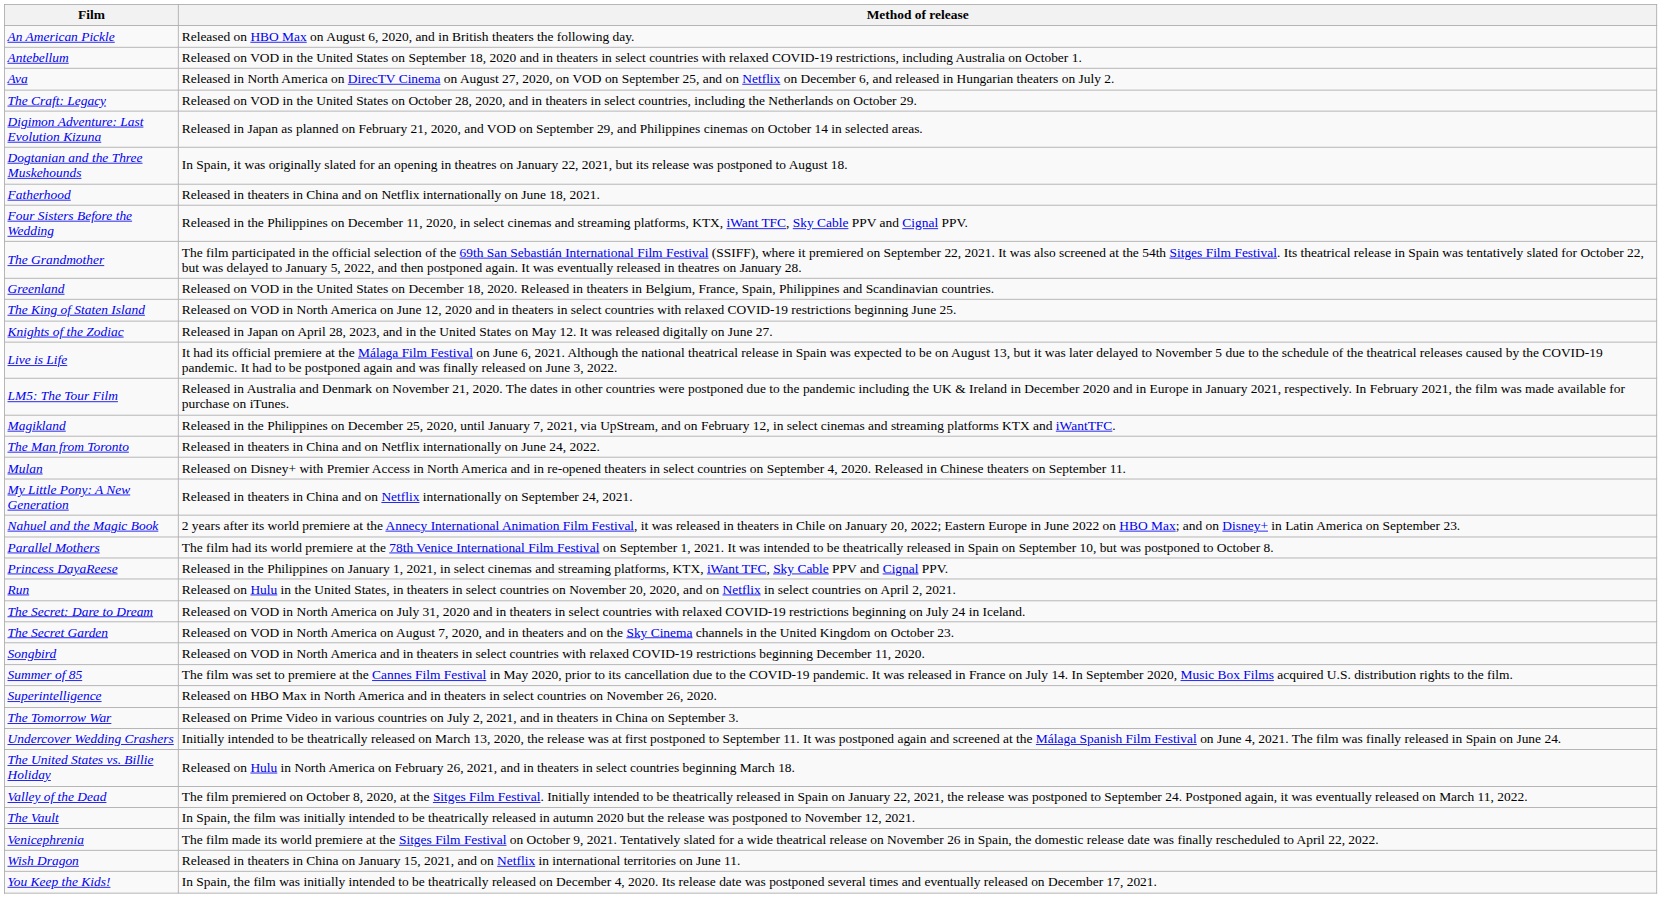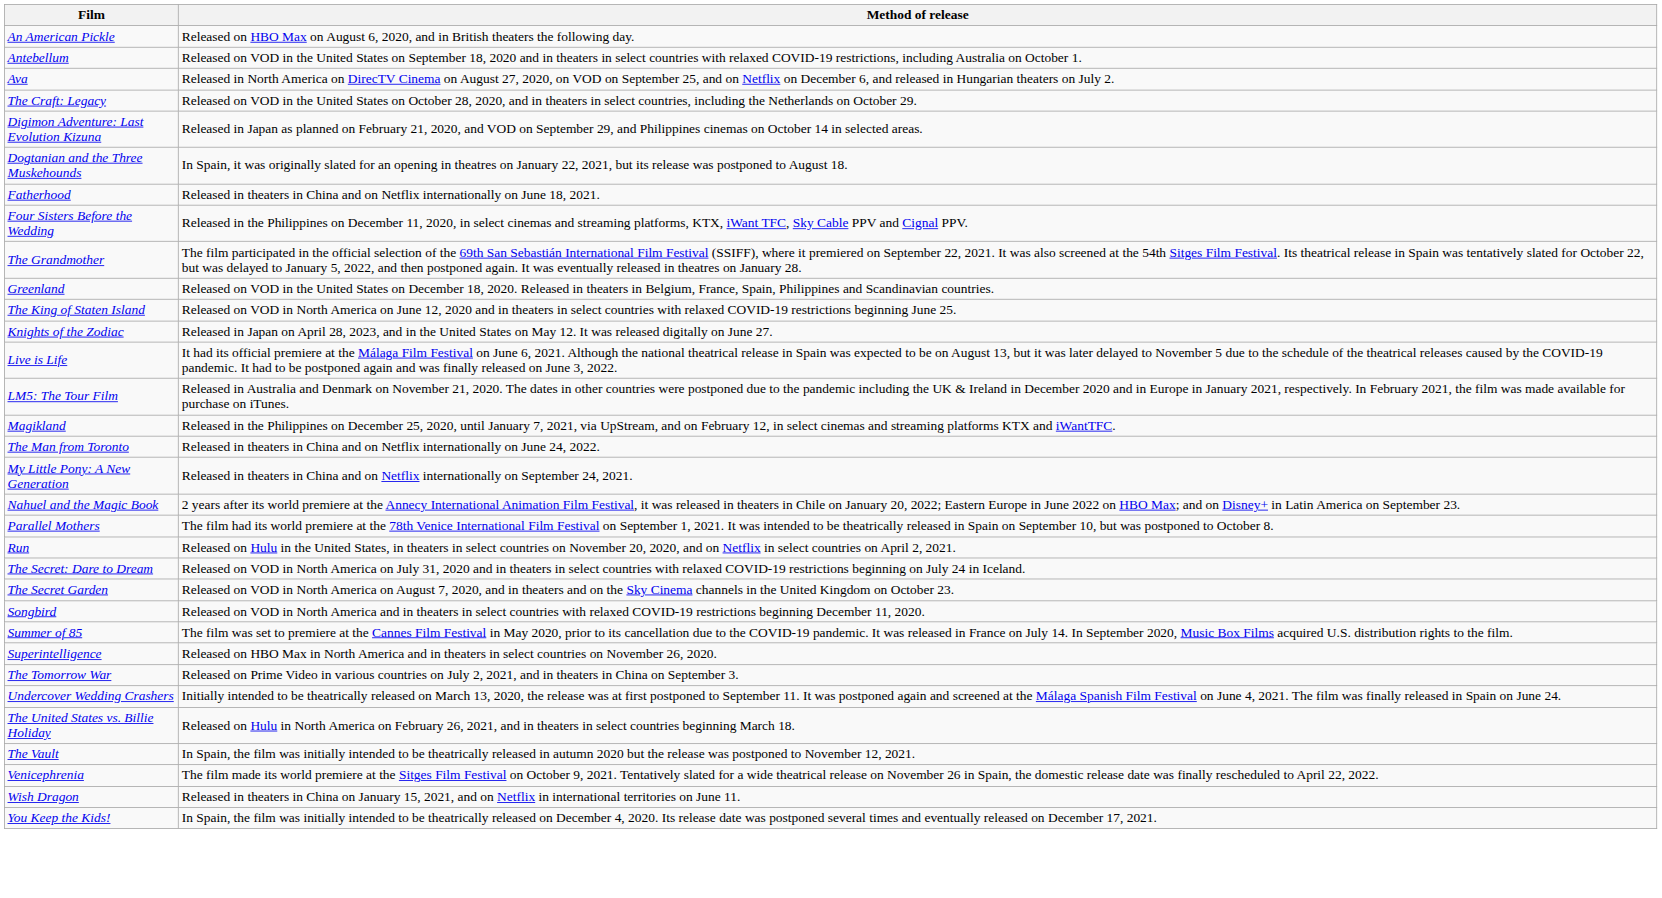- row: (25, 468)
- row: (63, 568)
- row: (57, 796)
